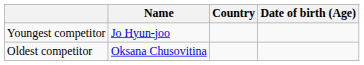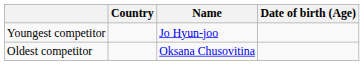columns swapped: (159, 13) <-> (234, 13)
